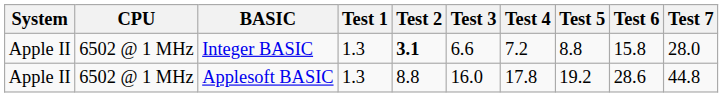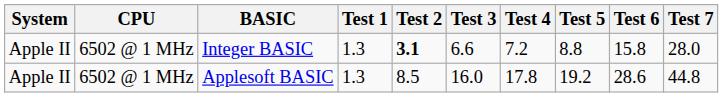(408, 77) 8.8 -> (408, 77) 8.5
